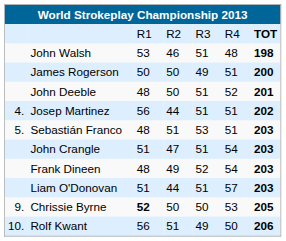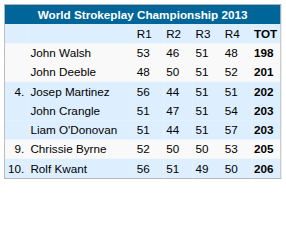- row: (75, 72)
- row: (76, 130)
- row: (66, 168)
(143, 207) bold -> (143, 149) normal
